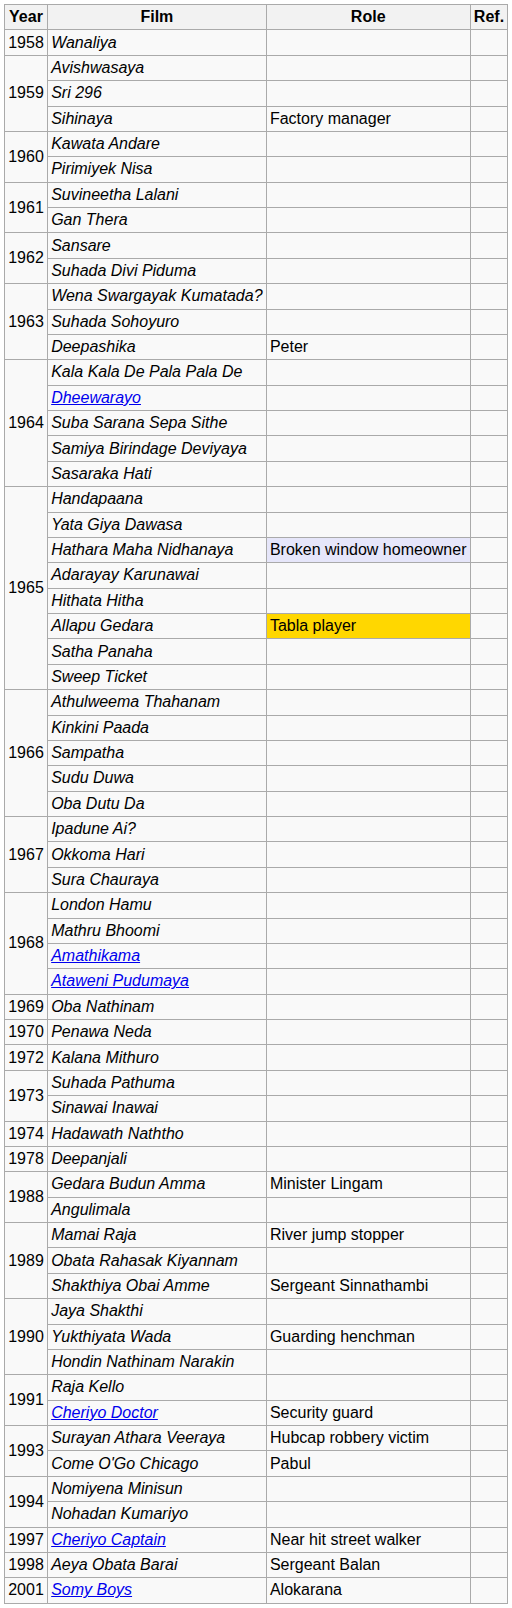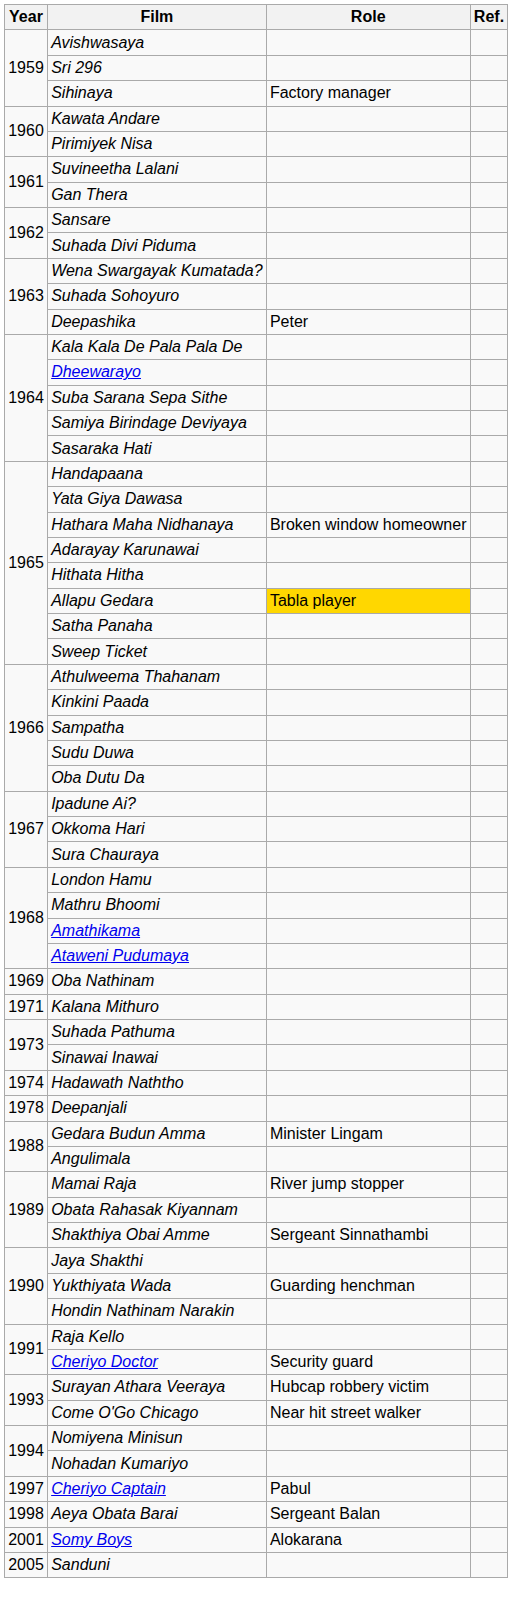- row: (84, 42)
(368, 550) lavender background -> (368, 524) no background
- row: (101, 1032)
(26, 1057) 1972 -> (26, 1006) 1971
(290, 1463) Pabul -> (346, 1412) Near hit street walker
(346, 1539) Near hit street walker -> (290, 1488) Pabul
+ row: (81, 1565)
